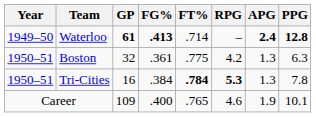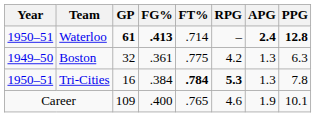(30, 37) 1949–50 -> (30, 37) 1950–51
(30, 58) 1950–51 -> (30, 58) 1949–50
